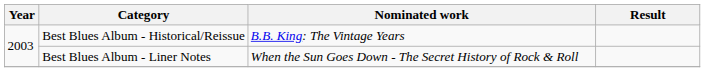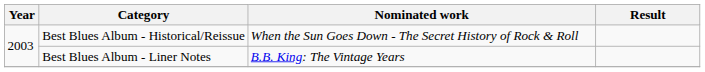(328, 35) B.B. King: The Vintage Years -> (415, 35) When the Sun Goes Down - The Secret History of Rock & Roll
(415, 56) When the Sun Goes Down - The Secret History of Rock & Roll -> (328, 56) B.B. King: The Vintage Years
